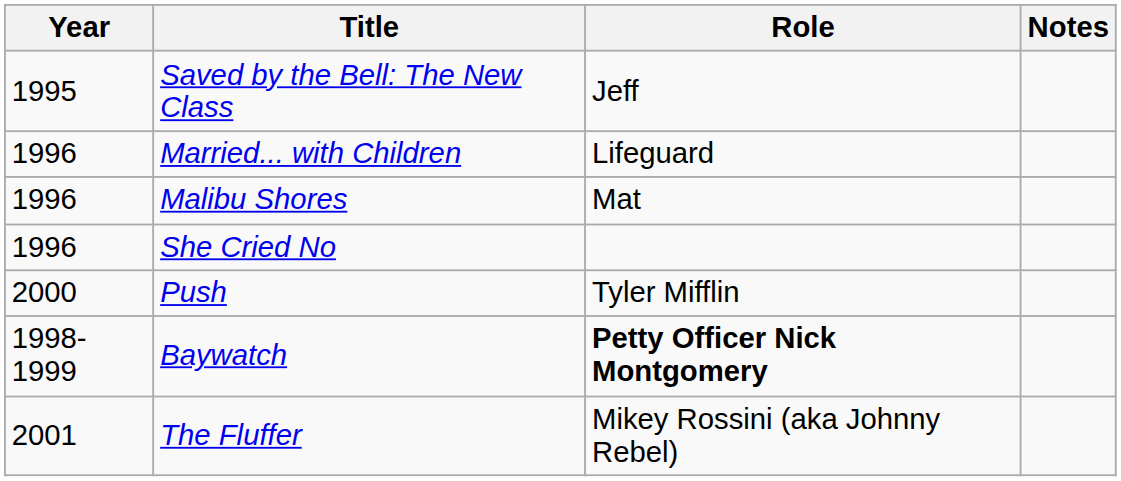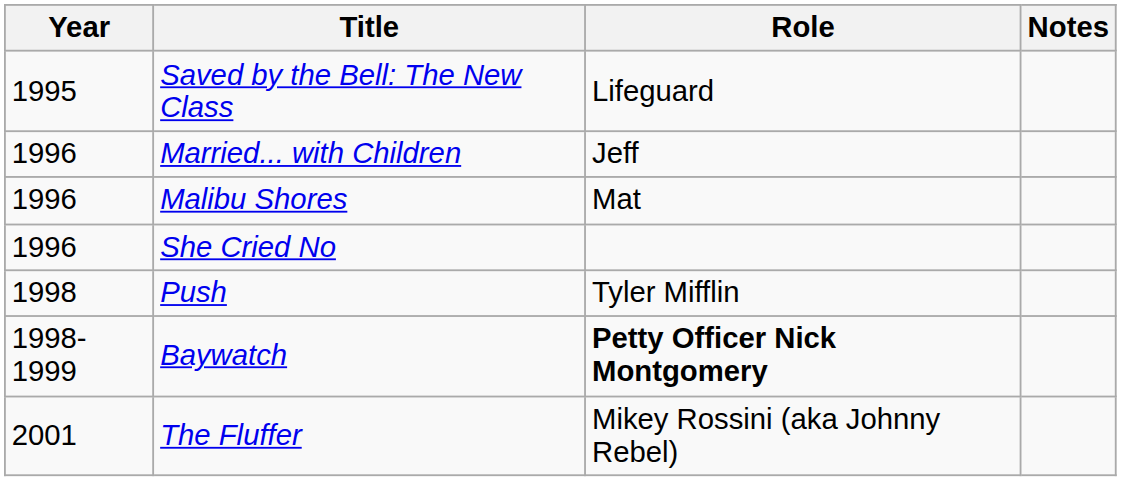(615, 90) Jeff -> (653, 90) Lifeguard
(653, 153) Lifeguard -> (615, 153) Jeff
(44, 292) 2000 -> (44, 292) 1998
